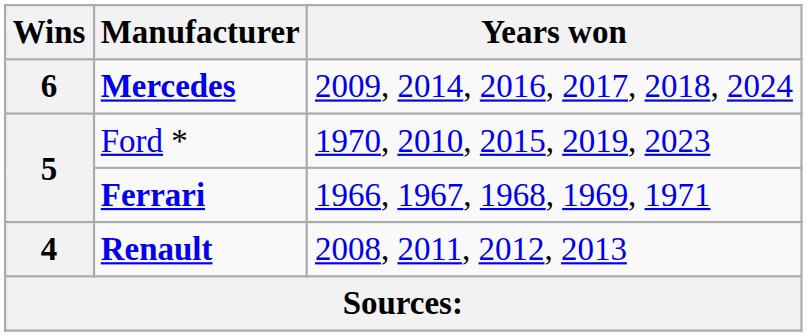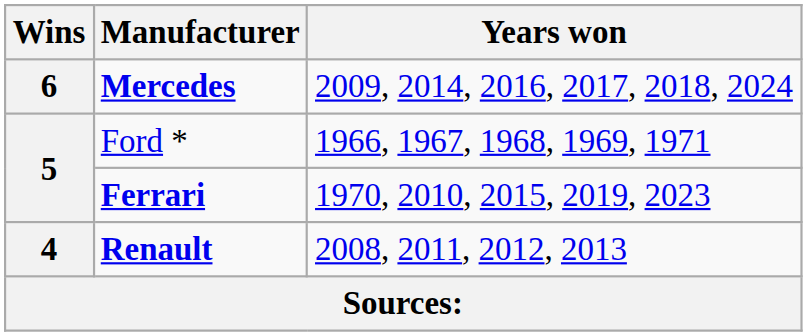(513, 140) 1970, 2010, 2015, 2019, 2023 -> (513, 140) 1966, 1967, 1968, 1969, 1971
(513, 195) 1966, 1967, 1968, 1969, 1971 -> (513, 195) 1970, 2010, 2015, 2019, 2023
